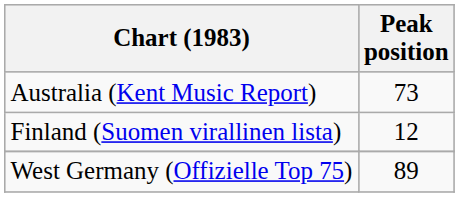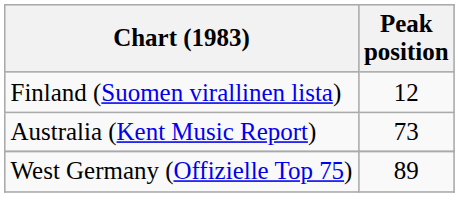rows swapped: (163, 91) <-> (176, 131)
